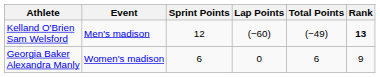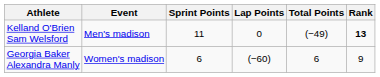(199, 33) 12 -> (199, 33) 11
(259, 33) (−60) -> (259, 33) 0
(259, 60) 0 -> (259, 60) (−60)
